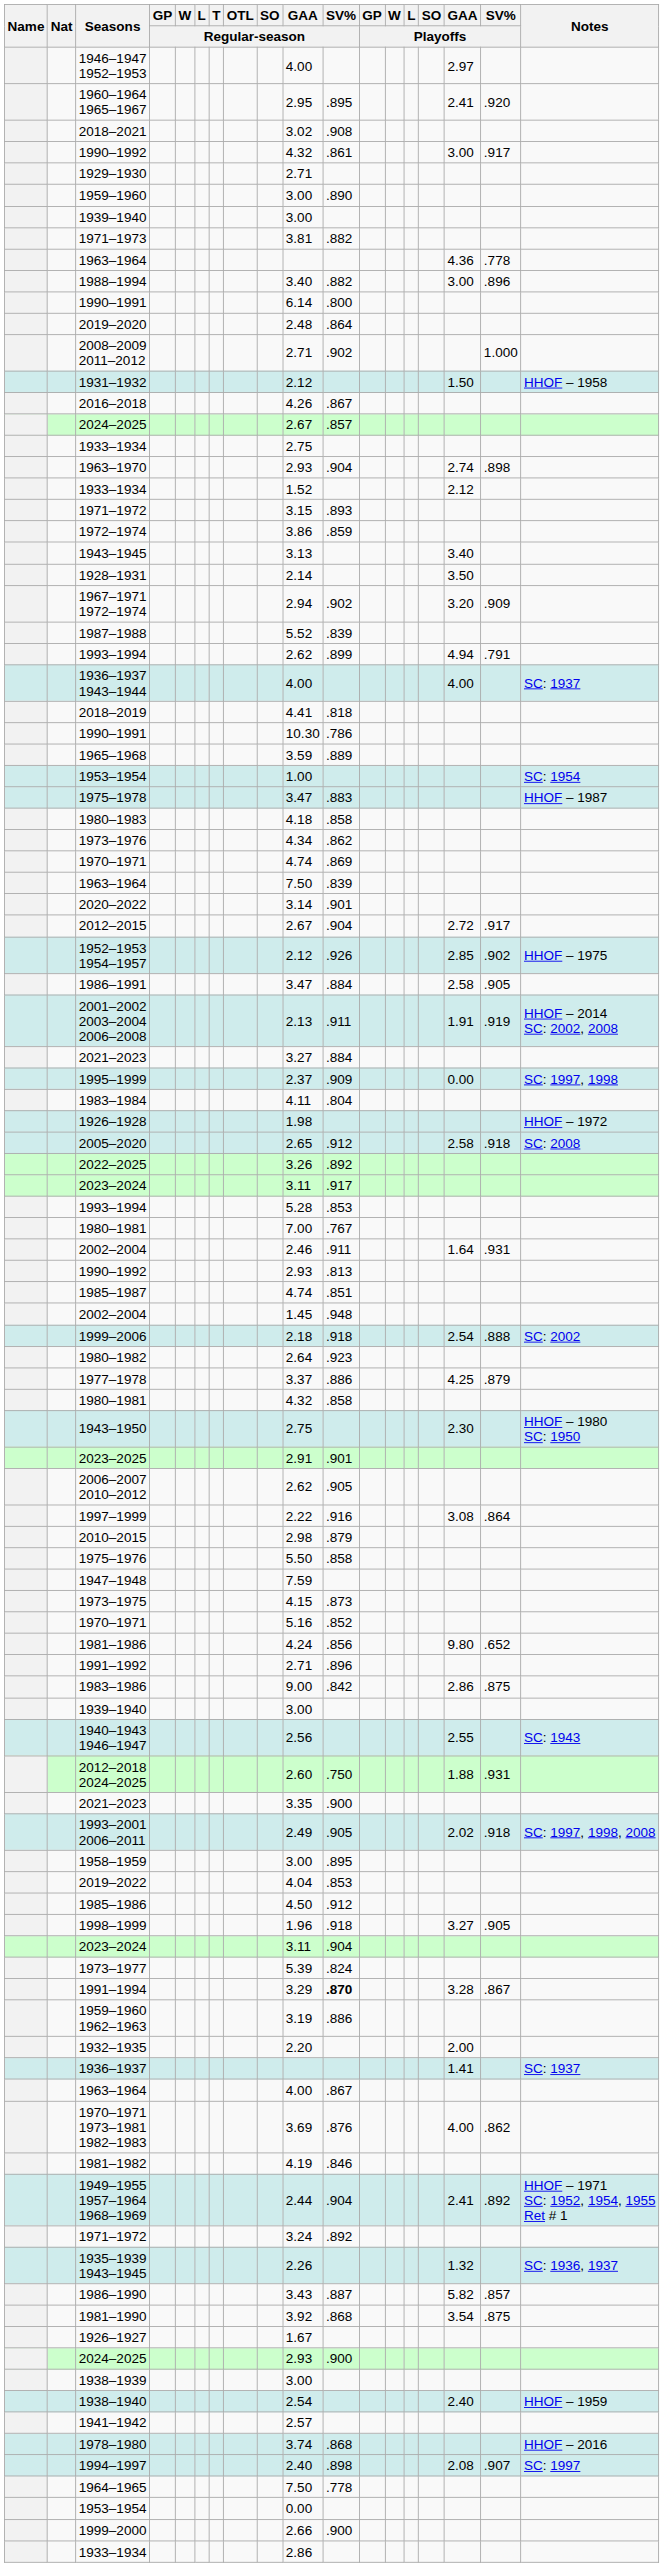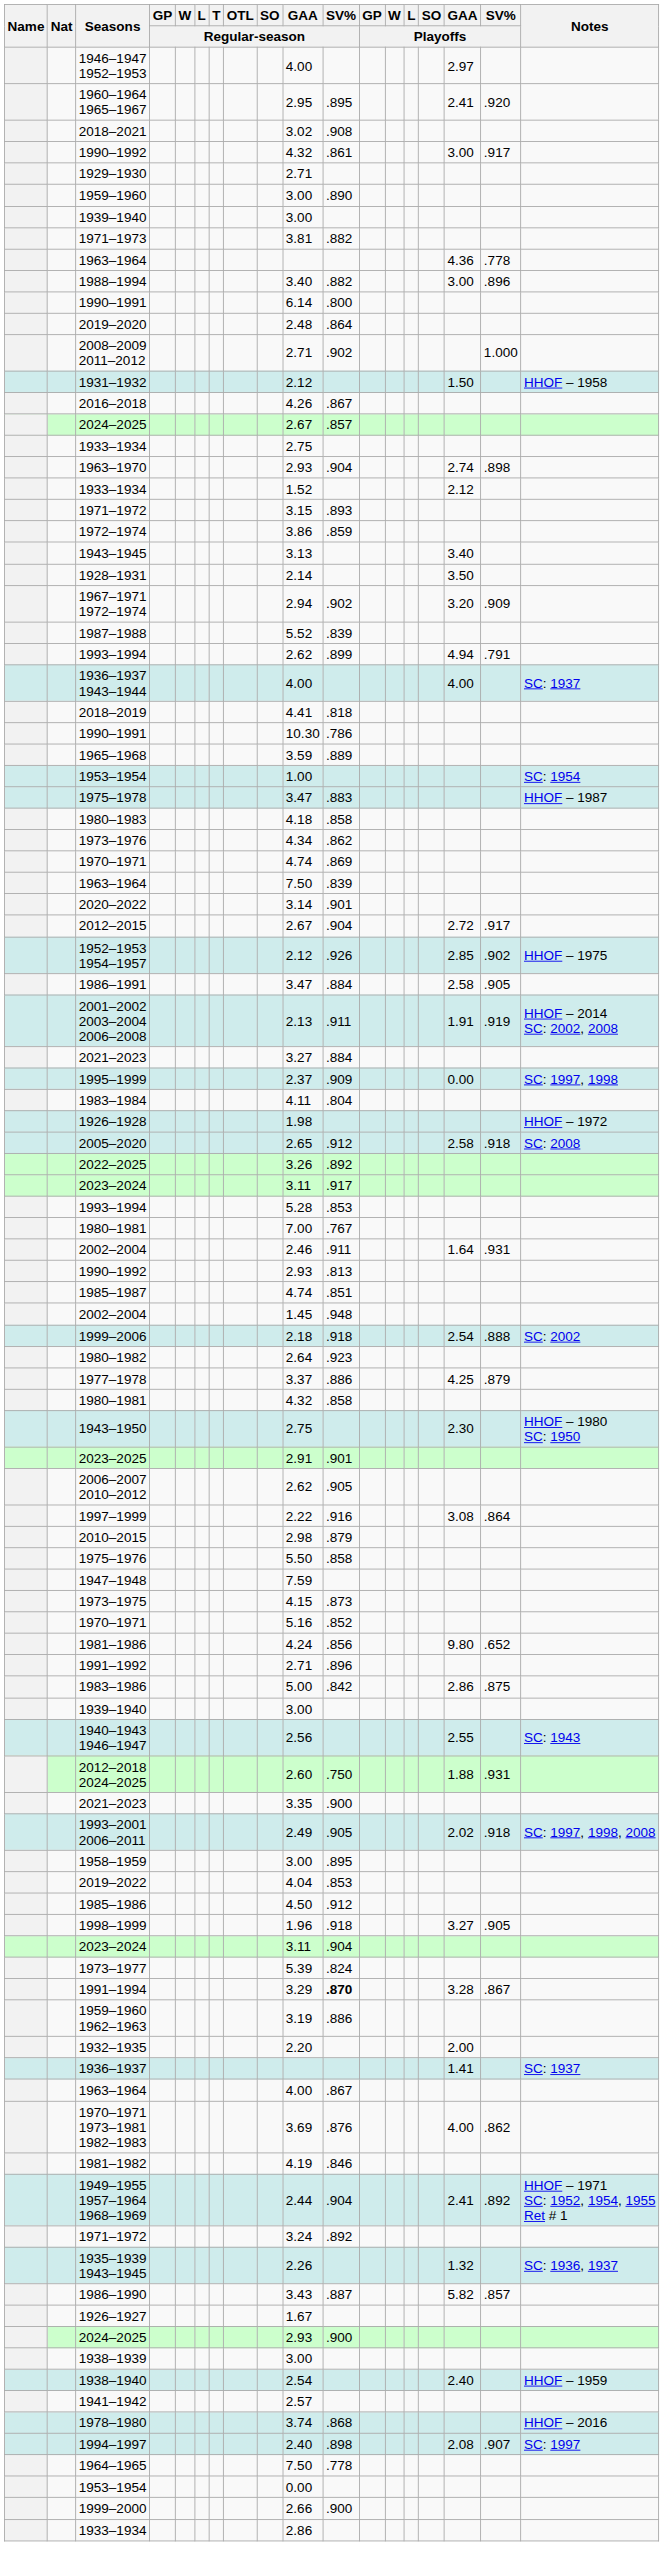(299, 1687) 9.00 -> (299, 1687) 5.00
- row: (26, 2316)
